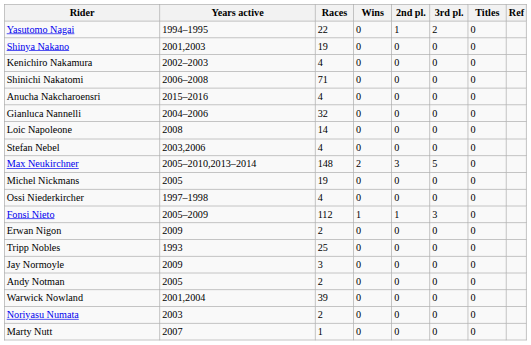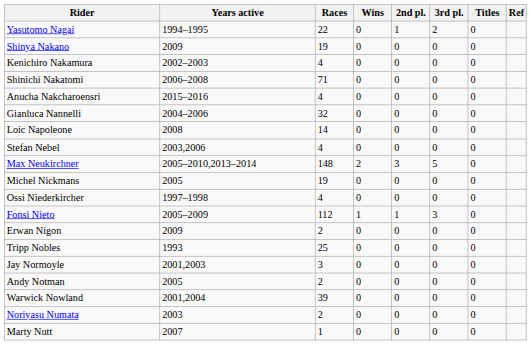(184, 46) 2001,2003 -> (172, 46) 2009
(172, 264) 2009 -> (184, 264) 2001,2003
